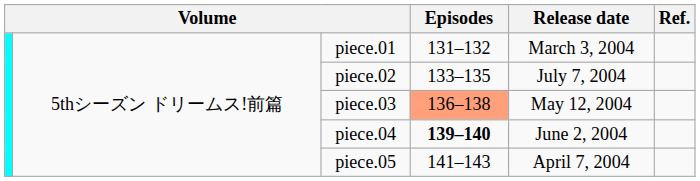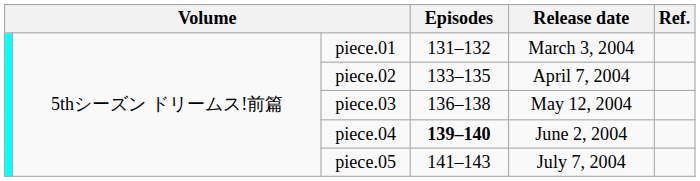(581, 76) July 7, 2004 -> (581, 76) April 7, 2004
(459, 104) lightsalmon background -> (459, 104) no background
(581, 162) April 7, 2004 -> (581, 162) July 7, 2004
